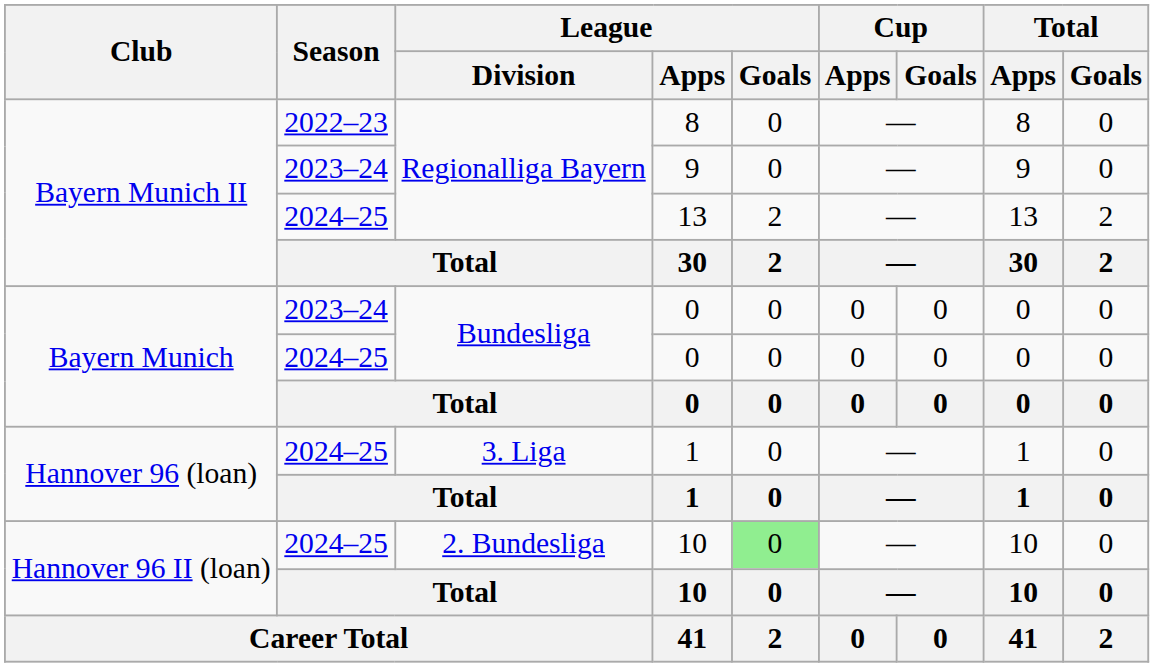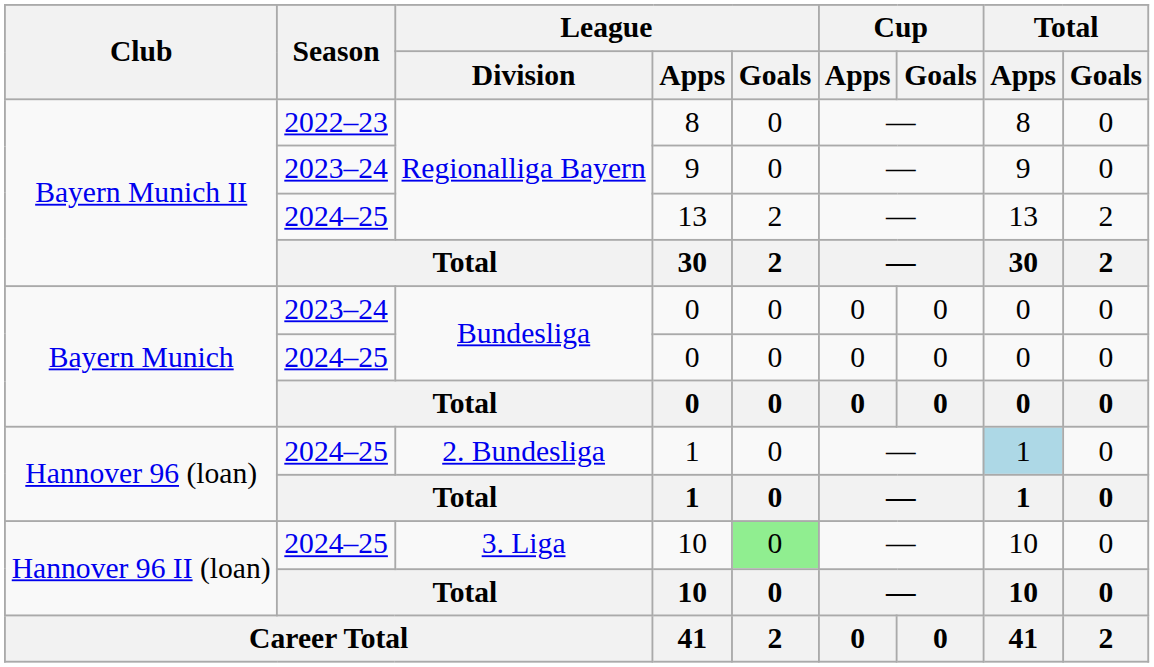(524, 450) 3. Liga -> (524, 450) 2. Bundesliga
(1023, 450) no background -> (1023, 450) lightblue background
(524, 544) 2. Bundesliga -> (524, 544) 3. Liga
